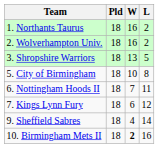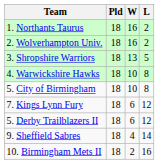+ row: (53, 74)
- row: (53, 89)
+ row: (52, 120)
(132, 136) bold -> (132, 151) normal
